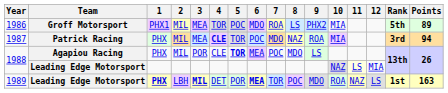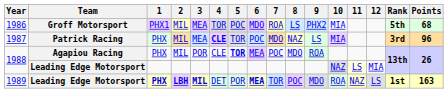(426, 25) 89 -> (426, 25) 68
(316, 39) ROA -> (316, 39) LS
(426, 39) 94 -> (426, 39) 96
(316, 53) LS -> (316, 53) ROA
(181, 81) normal -> (181, 81) bold
